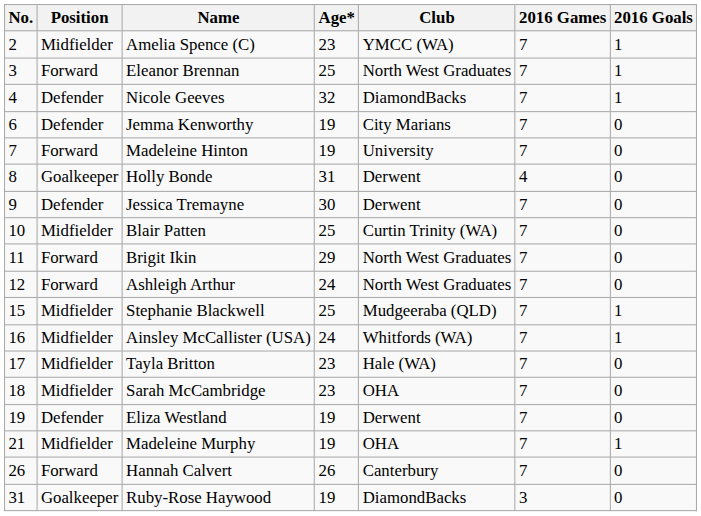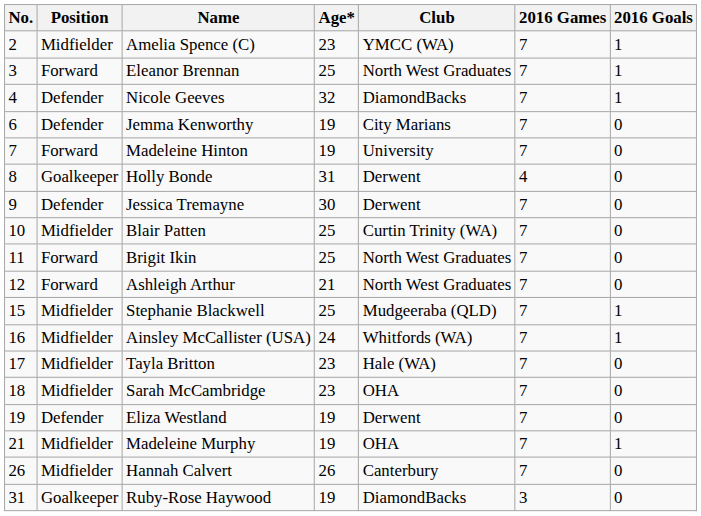(327, 257) 29 -> (327, 257) 25
(327, 284) 24 -> (327, 284) 21
(69, 470) Forward -> (77, 470) Midfielder
